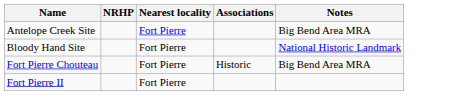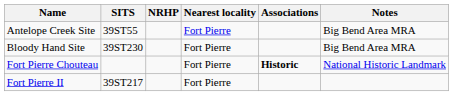+ column: (123, 13)
(340, 47) National Historic Landmark -> (369, 47) Big Bend Area MRA
(234, 64) normal -> (280, 64) bold
(325, 64) Big Bend Area MRA -> (385, 64) National Historic Landmark
